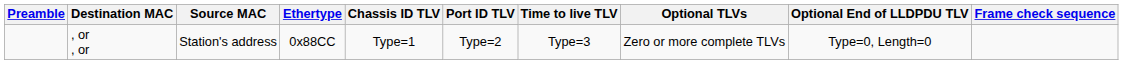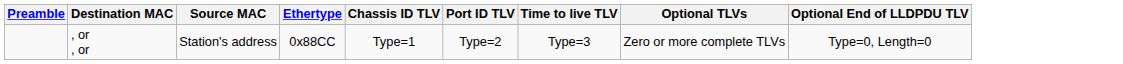- column: (1045, 14)
